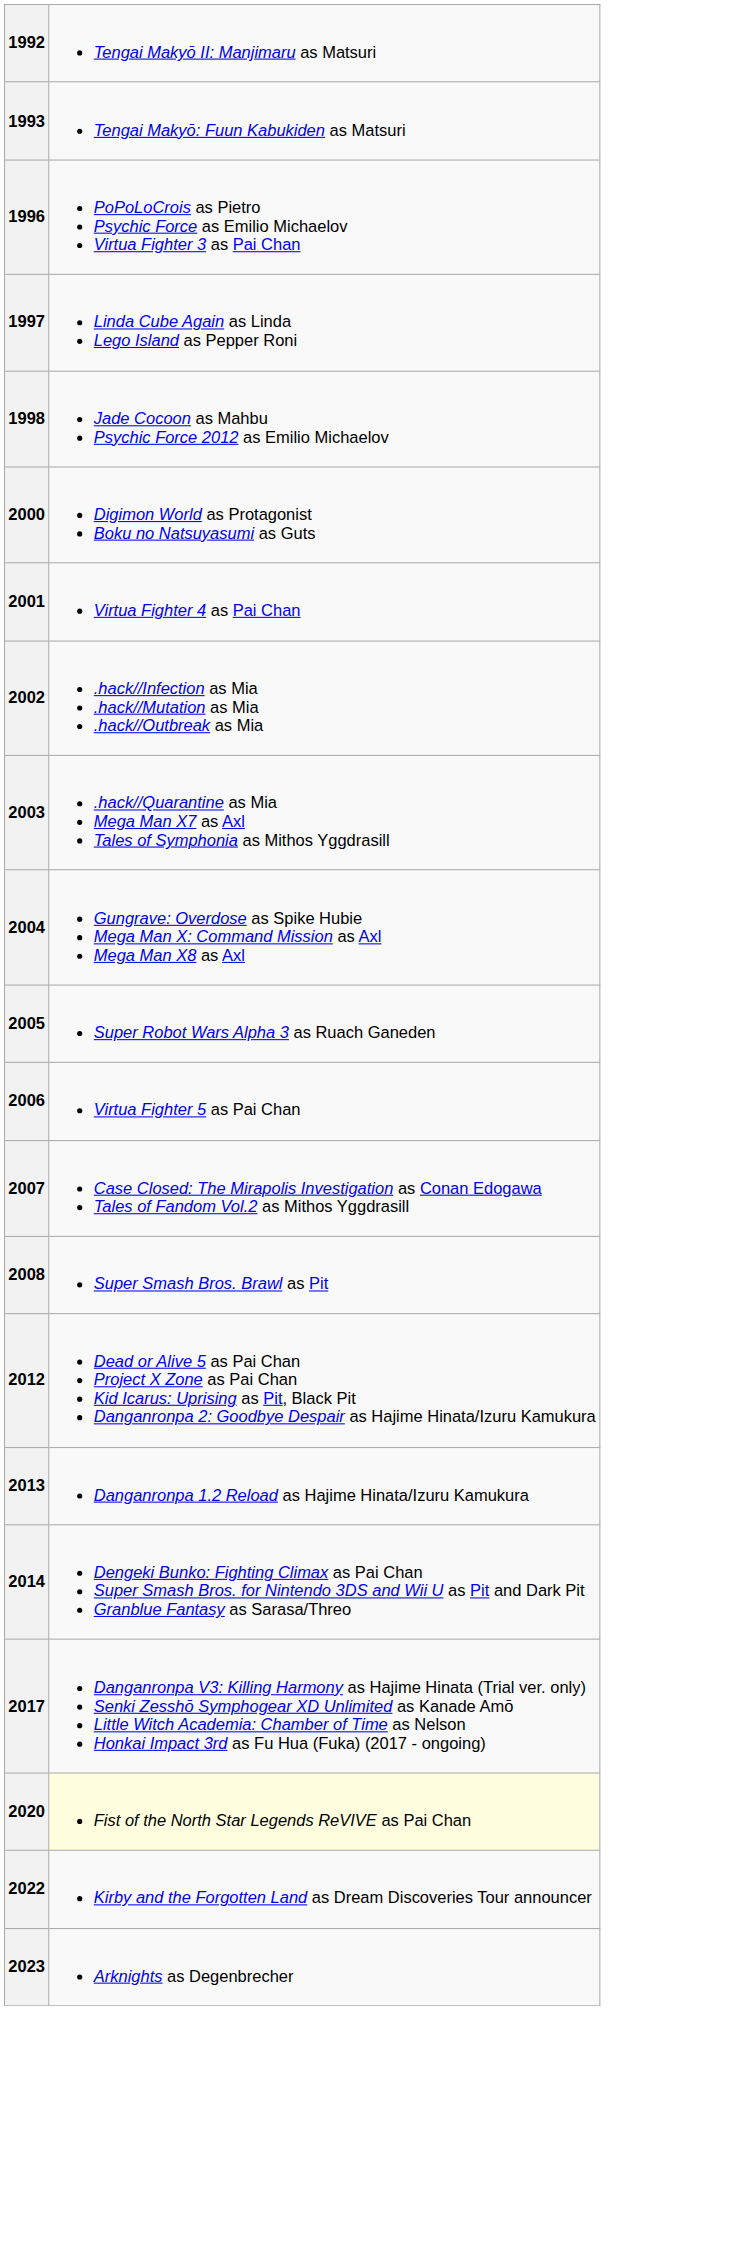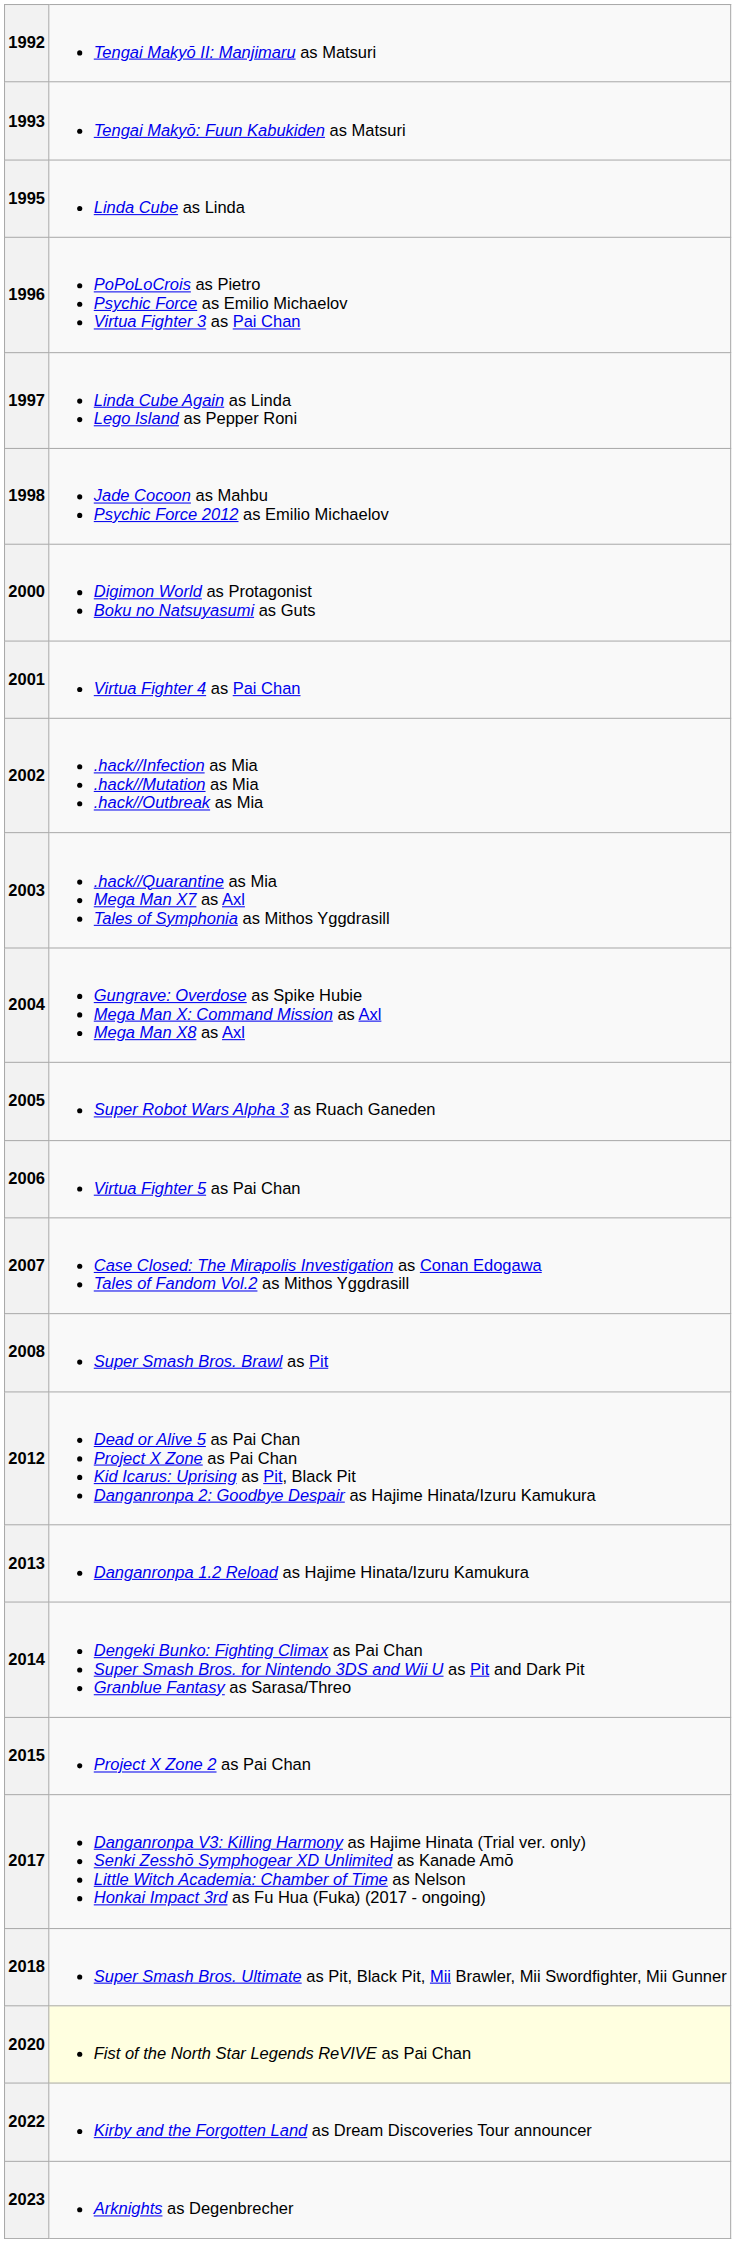+ row: (27, 198)
+ row: (27, 1755)
+ row: (27, 1966)
